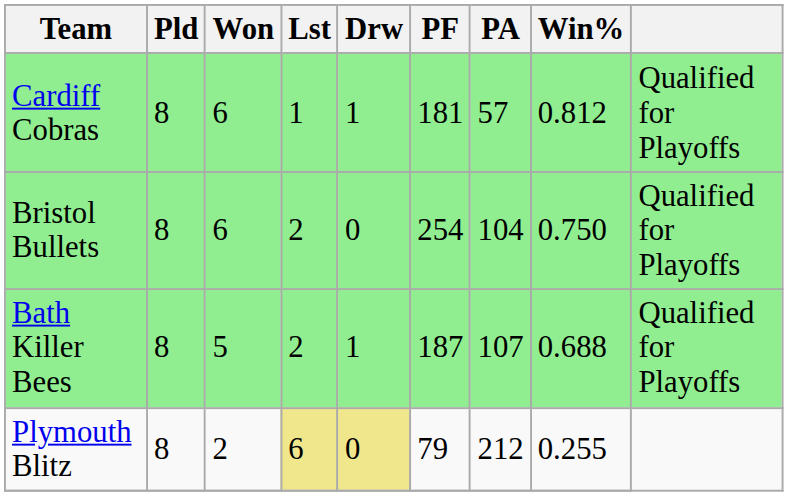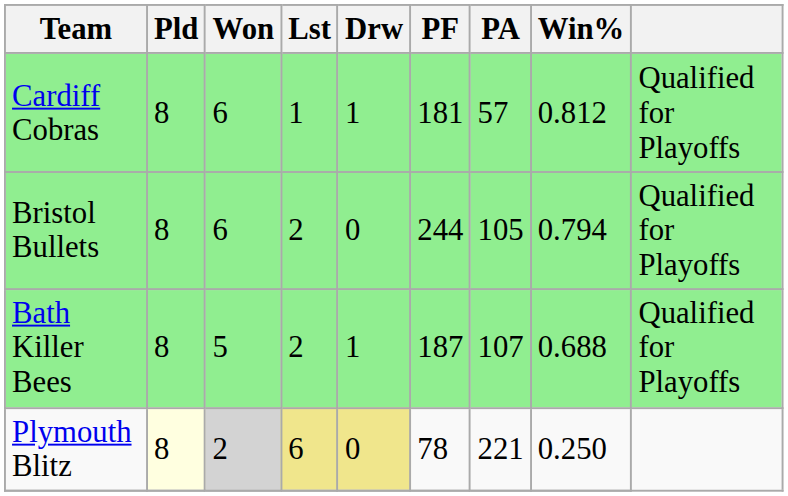(440, 229) 254 -> (440, 229) 244
(501, 229) 104 -> (501, 229) 105
(572, 229) 0.750 -> (572, 229) 0.794
(162, 448) no background -> (162, 448) lightyellow background
(220, 448) no background -> (220, 448) lightgrey background
(433, 448) 79 -> (433, 448) 78
(501, 448) 212 -> (501, 448) 221
(572, 448) 0.255 -> (572, 448) 0.250
